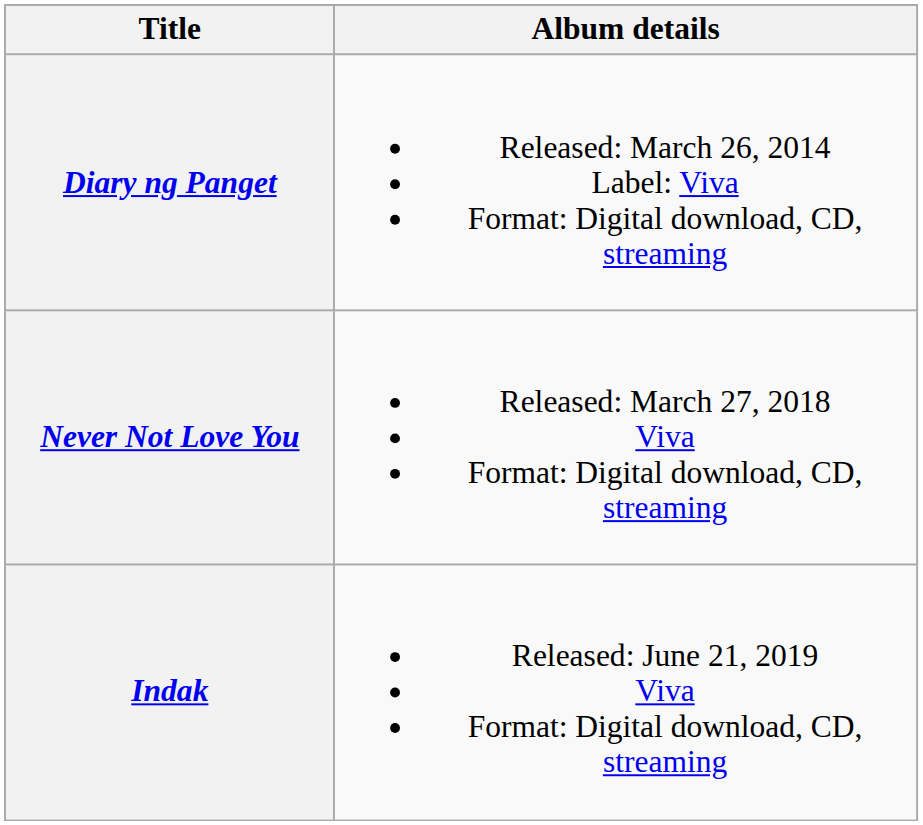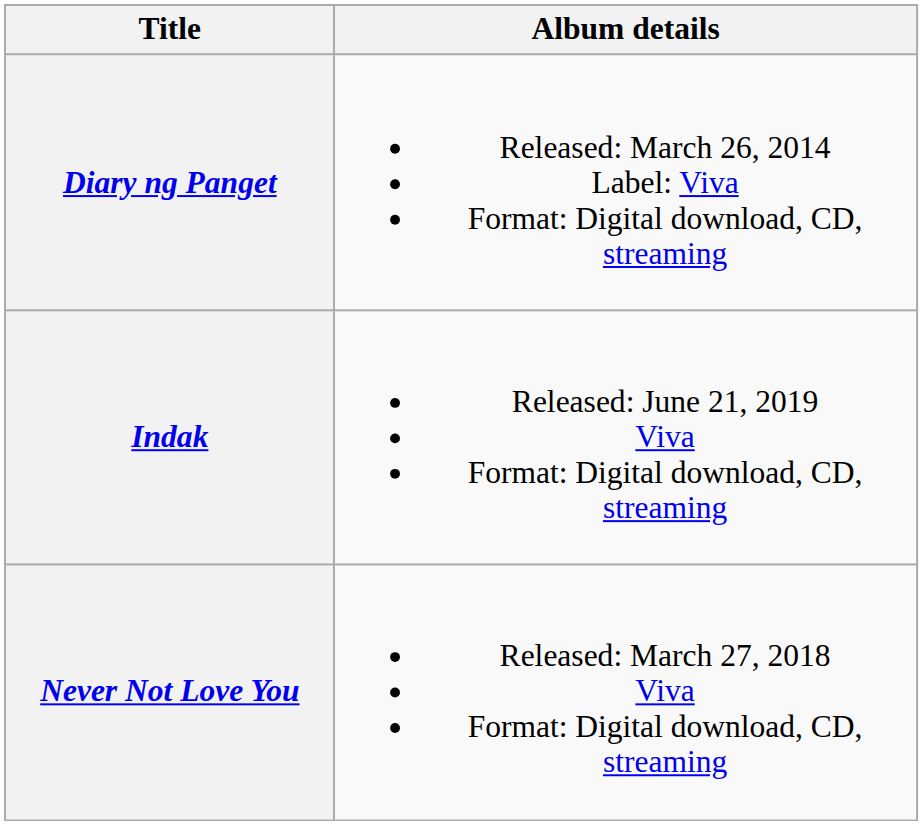rows swapped: (170, 436) <-> (170, 691)
